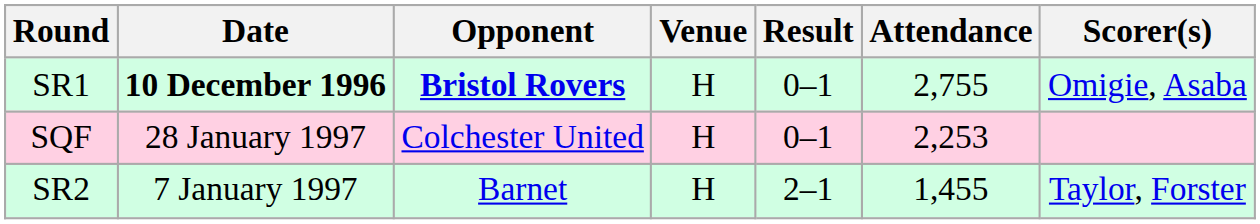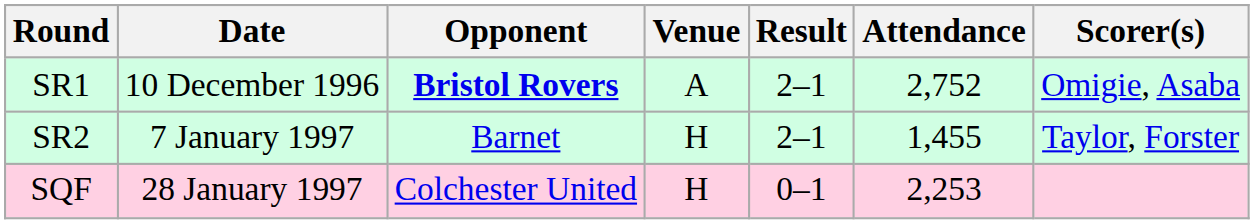(255, 84) bold -> (252, 84) normal
(703, 84) H -> (696, 84) A
(808, 84) 0–1 -> (801, 84) 2–1
(951, 84) 2,755 -> (944, 84) 2,752
rows swapped: (61, 190) <-> (61, 137)
